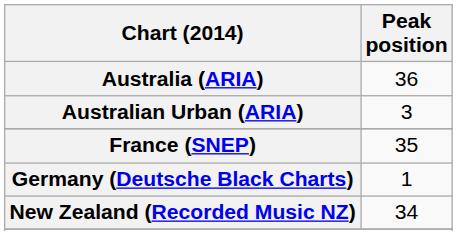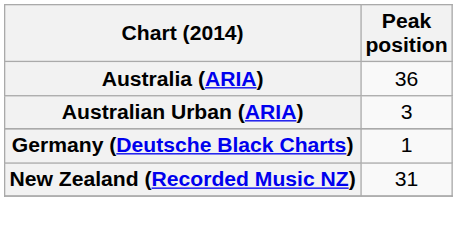- row: (183, 145)
(407, 212) 34 -> (407, 178) 31
